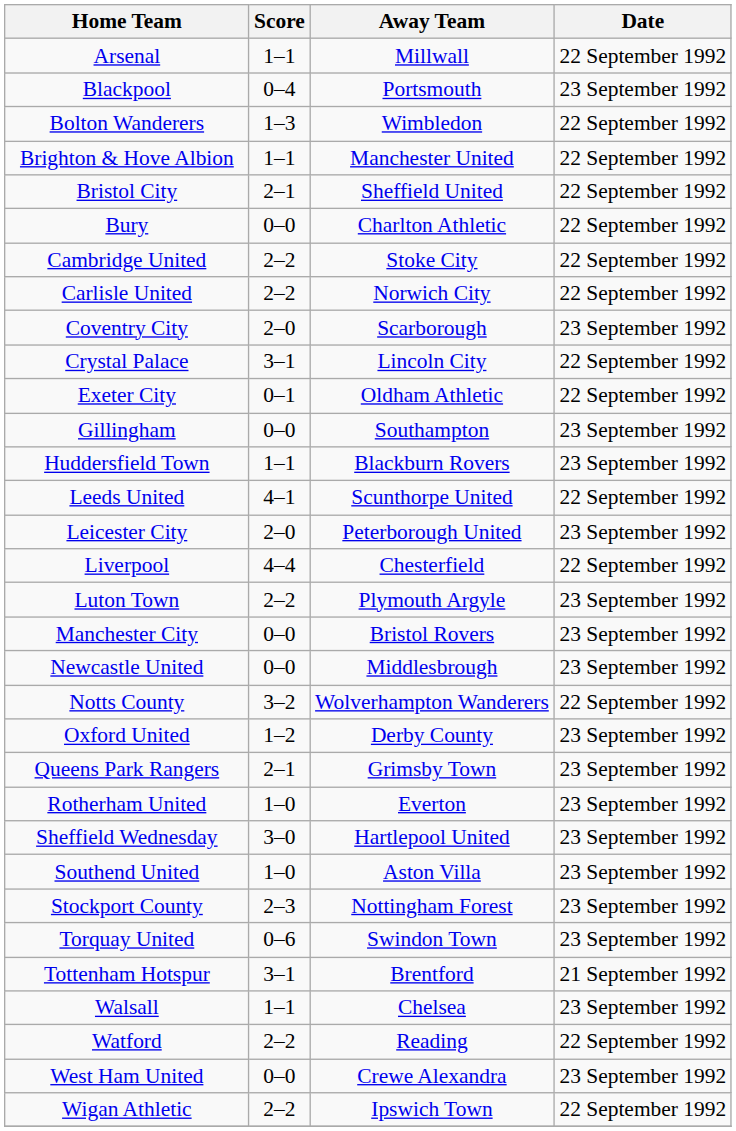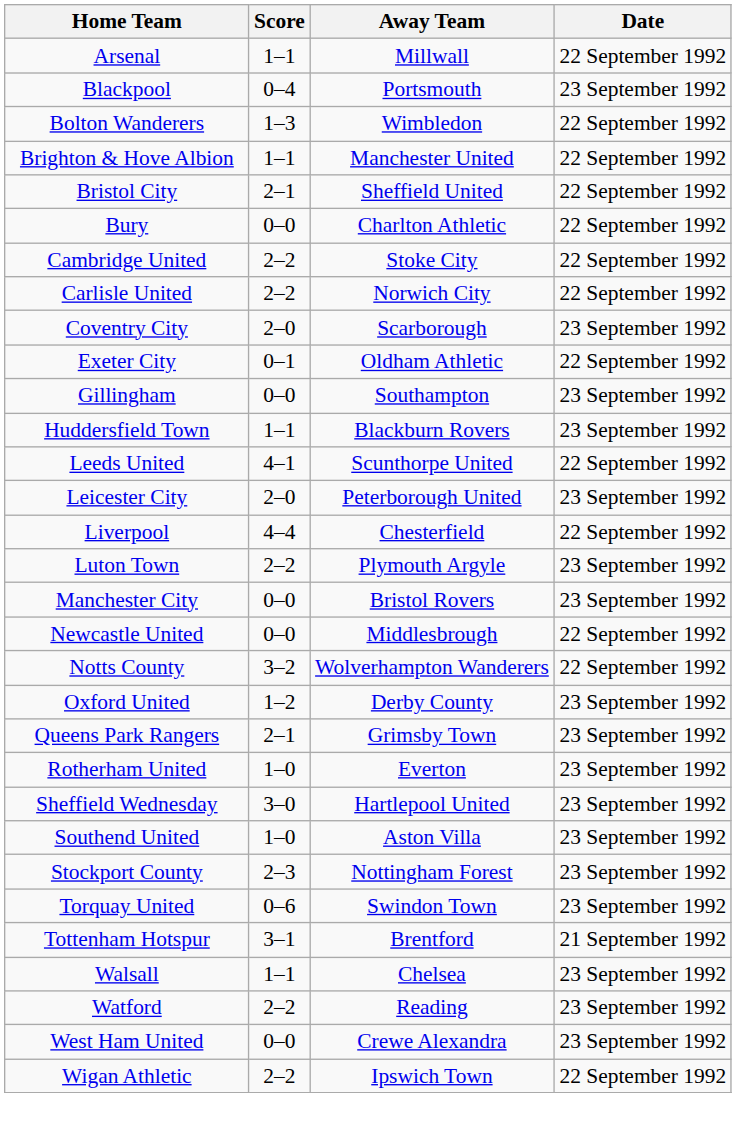- row: (127, 361)
(643, 667) 23 September 1992 -> (643, 633) 22 September 1992
(643, 1041) 22 September 1992 -> (643, 1007) 23 September 1992
